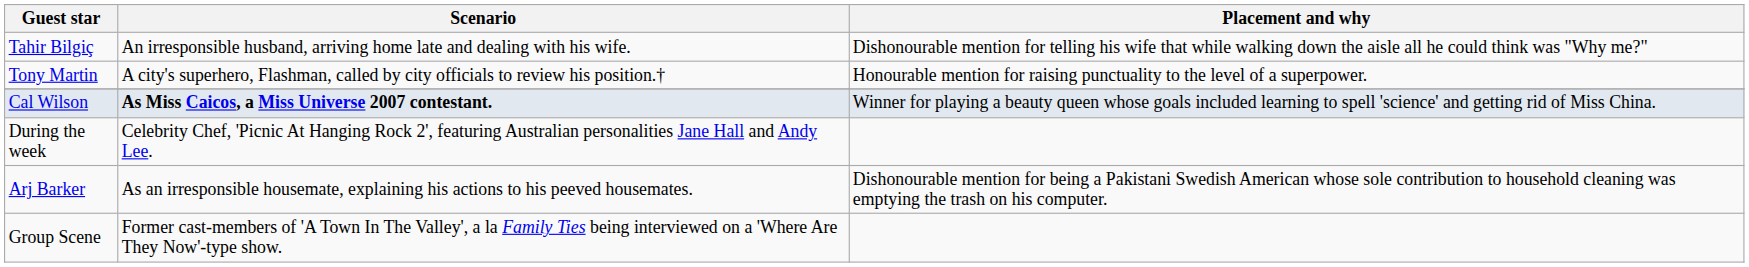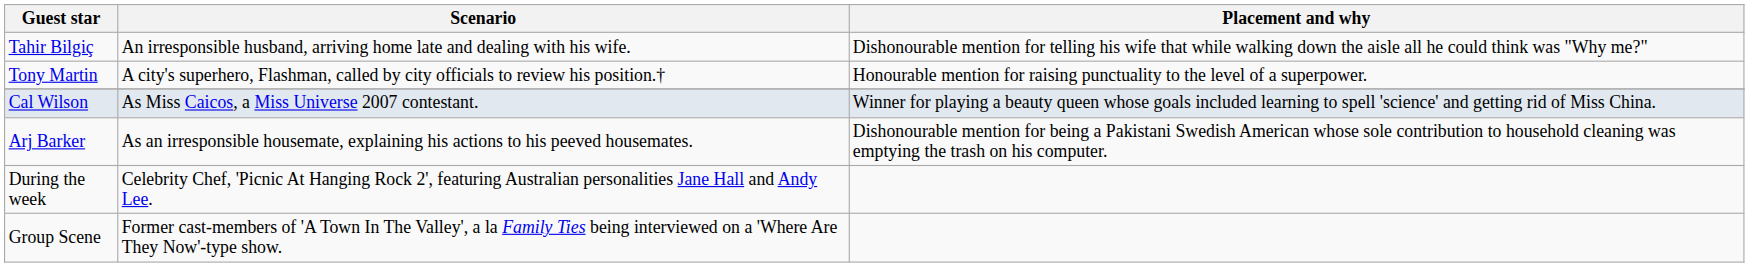(307, 103) bold -> (300, 103) normal
rows swapped: (47, 189) <-> (47, 141)
